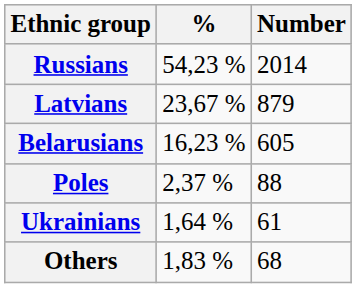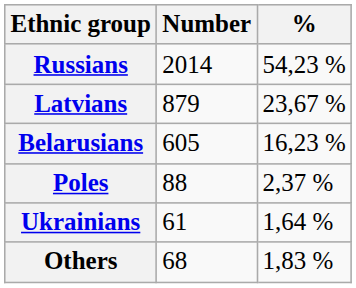columns swapped: (301, 24) <-> (204, 24)
